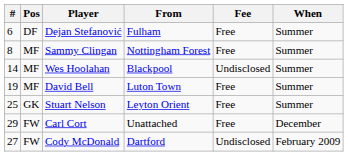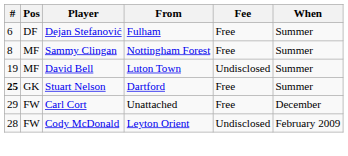- row: (77, 68)
(225, 87) Free -> (243, 68) Undisclosed
(12, 105) normal -> (12, 87) bold
(158, 105) Leyton Orient -> (146, 87) Dartford
(12, 141) 27 -> (12, 123) 28
(146, 141) Dartford -> (158, 123) Leyton Orient
